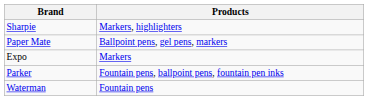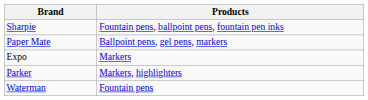(141, 27) Markers, highlighters -> (191, 27) Fountain pens, ballpoint pens, fountain pen inks
(191, 73) Fountain pens, ballpoint pens, fountain pen inks -> (141, 73) Markers, highlighters
